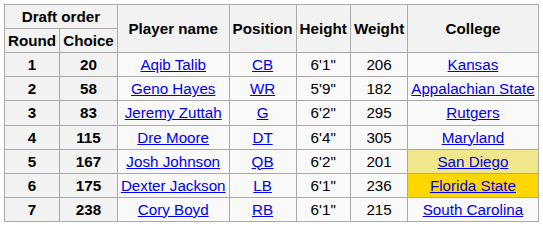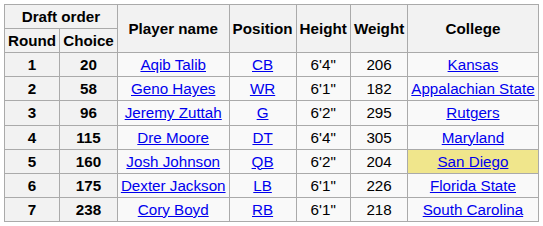(323, 65) 6'1" -> (323, 65) 6'4"
(323, 89) 5'9" -> (323, 89) 6'1"
(88, 113) 83 -> (88, 113) 96
(88, 161) 167 -> (88, 161) 160
(379, 161) 201 -> (379, 161) 204
(379, 185) 236 -> (379, 185) 226
(473, 185) gold background -> (473, 185) no background
(379, 209) 215 -> (379, 209) 218
